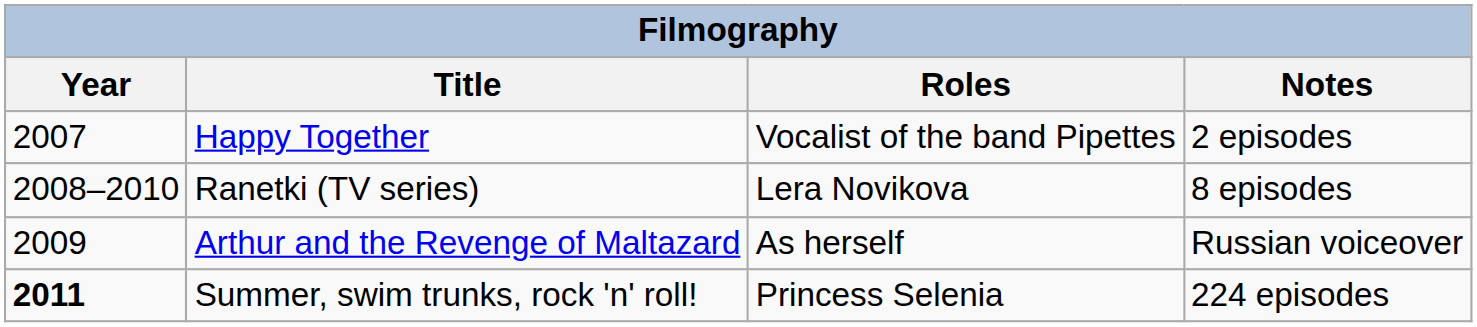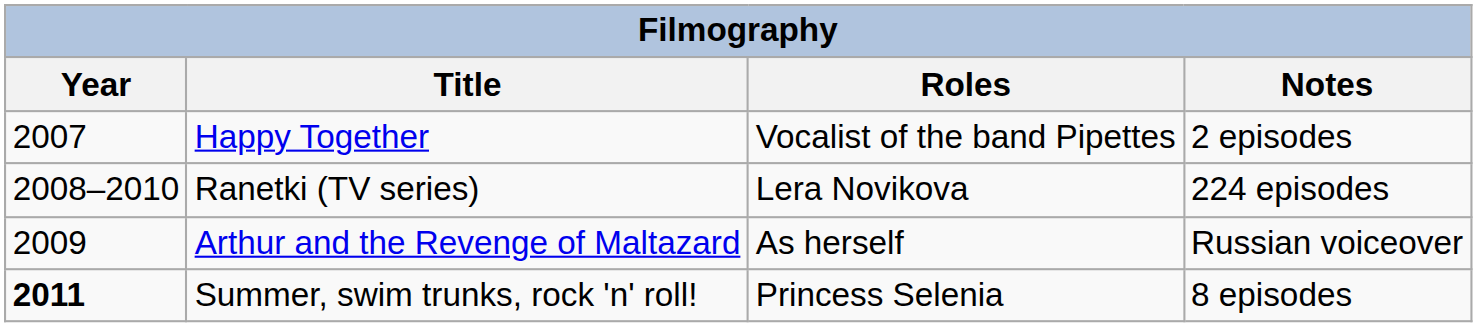(1272, 189) 8 episodes -> (1290, 189) 224 episodes
(1290, 294) 224 episodes -> (1272, 294) 8 episodes
